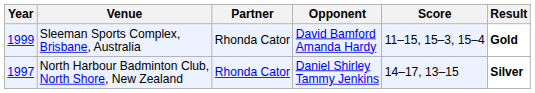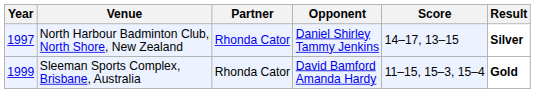rows swapped: (124, 73) <-> (110, 40)
